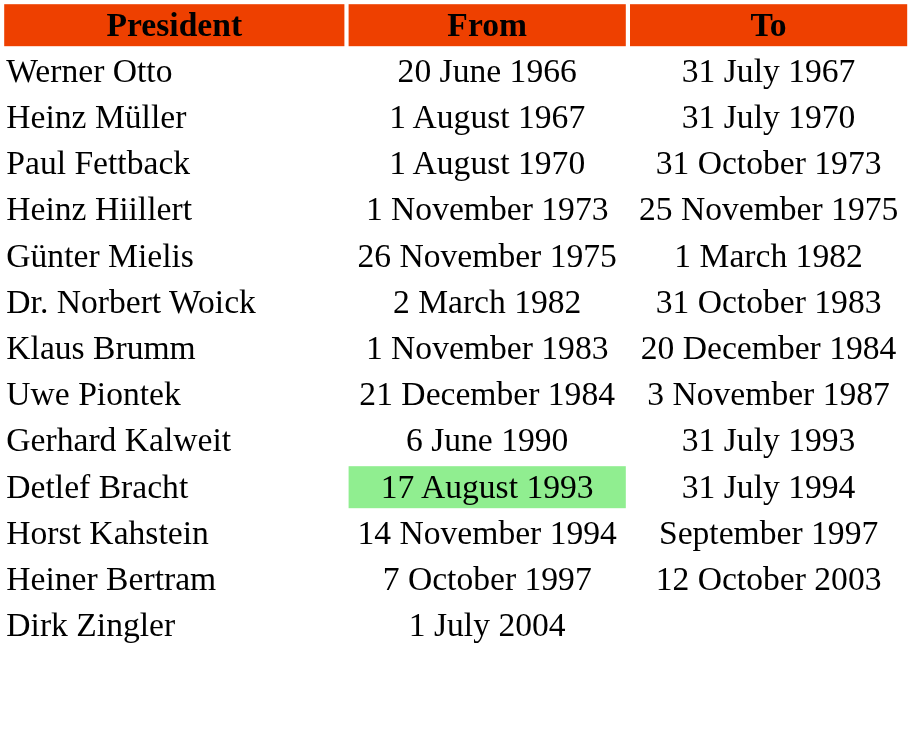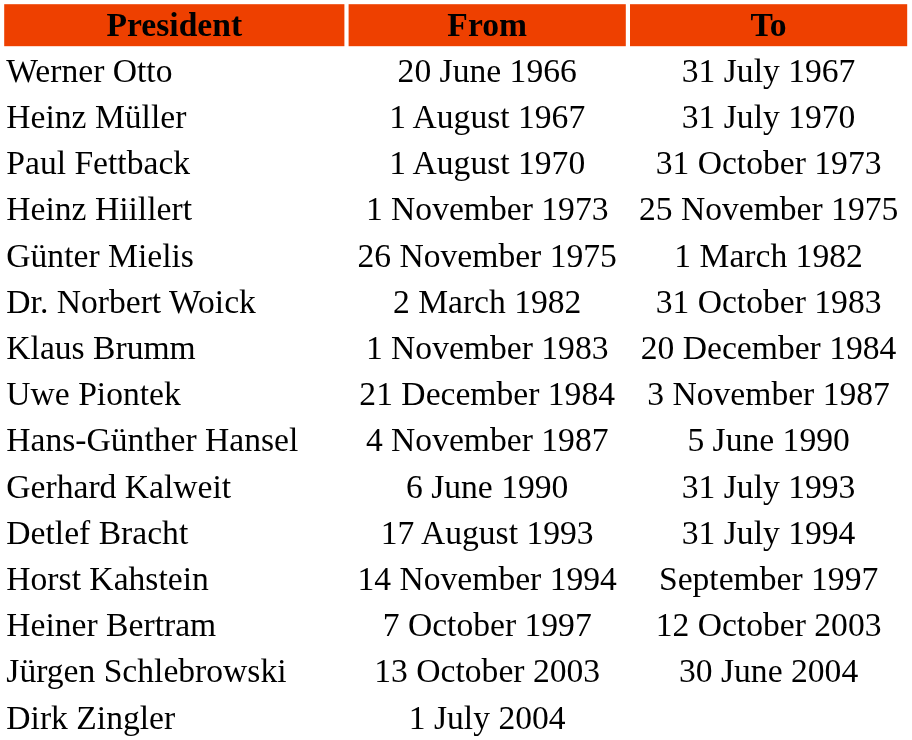+ row: (152, 440)
(487, 486) lightgreen background -> (487, 532) no background
+ row: (146, 671)
